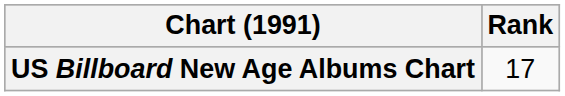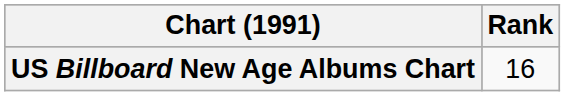(520, 68) 17 -> (520, 68) 16
